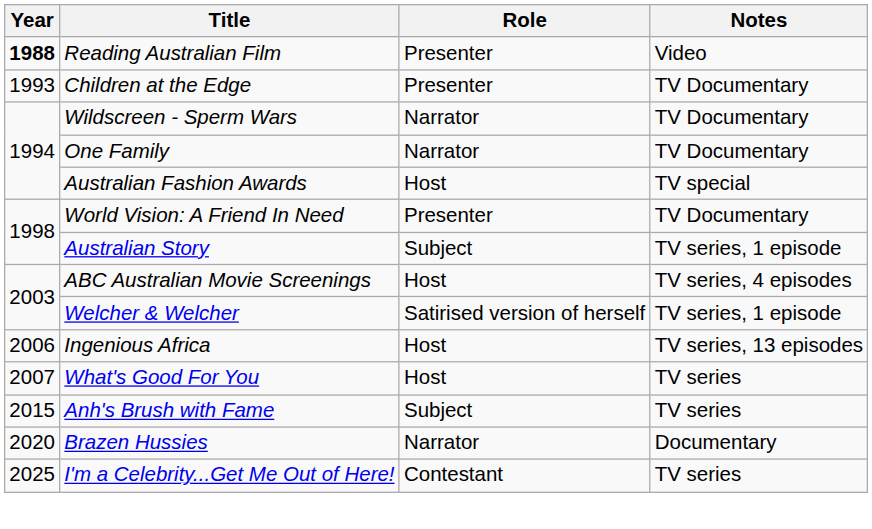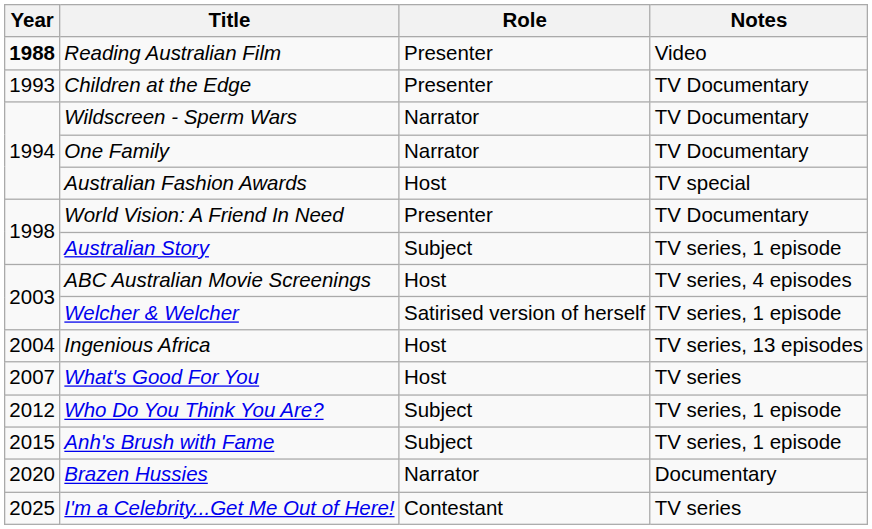(32, 345) 2006 -> (32, 345) 2004
+ row: (194, 410)
(698, 410) TV series -> (748, 442) TV series, 1 episode
